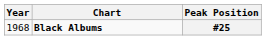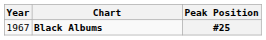(18, 28) 1968 -> (18, 28) 1967
